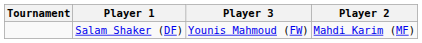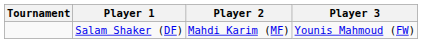columns swapped: (364, 13) <-> (248, 13)
